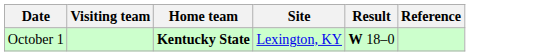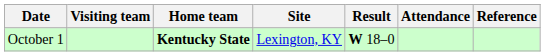+ column: (436, 16)
